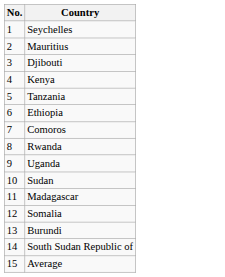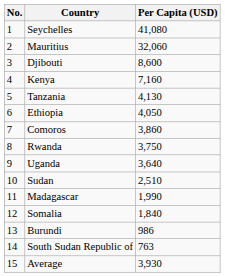+ column: (178, 12)
